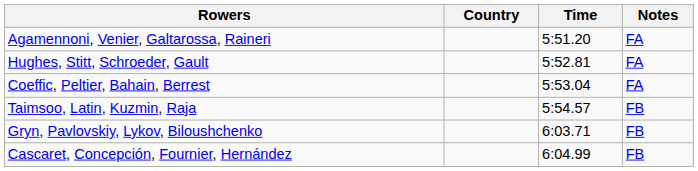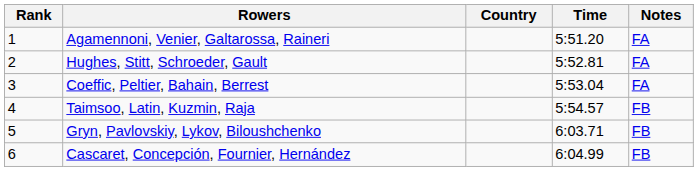+ column: (34, 16)
